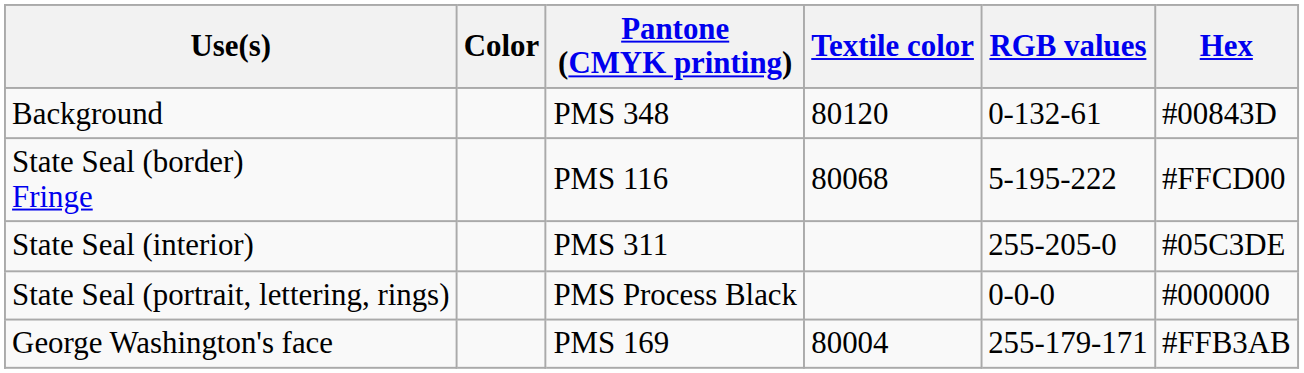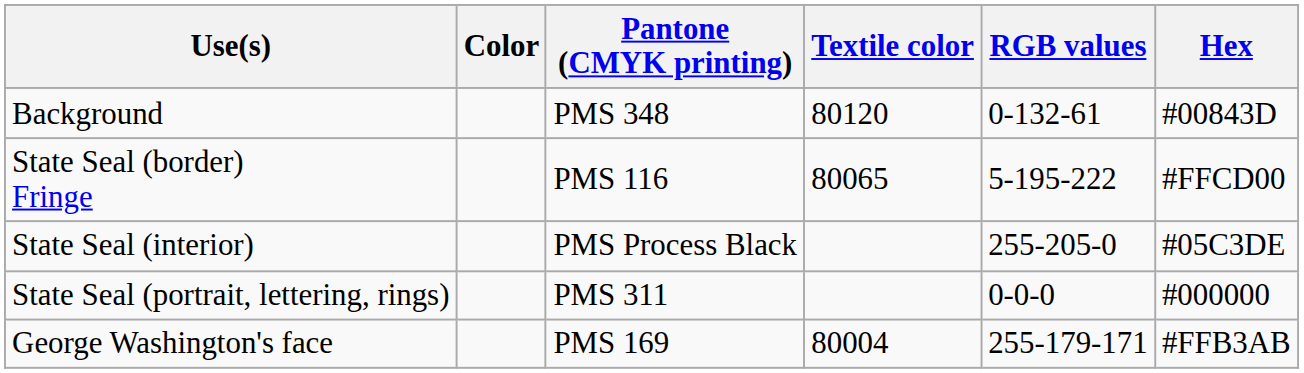(850, 179) 80068 -> (850, 179) 80065
(611, 245) PMS 311 -> (675, 245) PMS Process Black
(675, 294) PMS Process Black -> (611, 294) PMS 311
